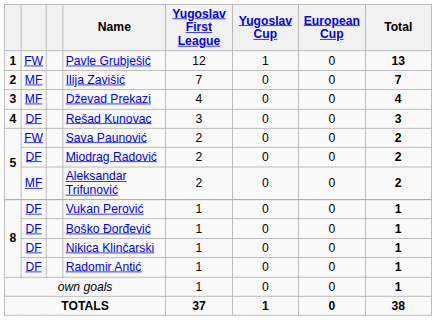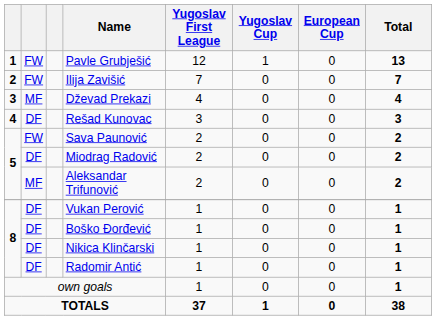(34, 80) MF -> (34, 80) FW
